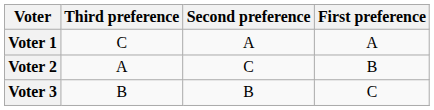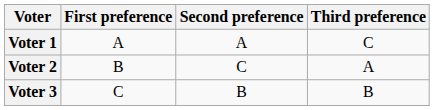columns swapped: (372, 17) <-> (122, 17)
